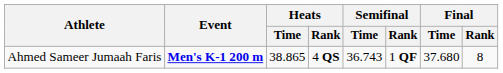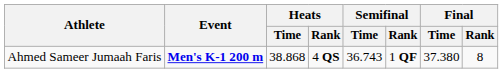(287, 57) 38.865 -> (287, 57) 38.868
(441, 57) 37.680 -> (441, 57) 37.380
